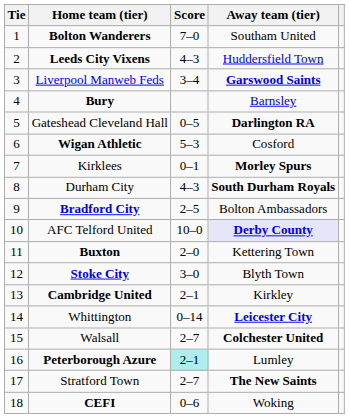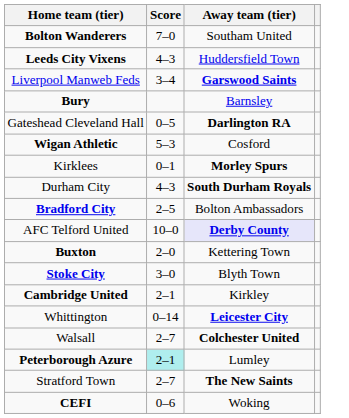- column: (17, 14)
